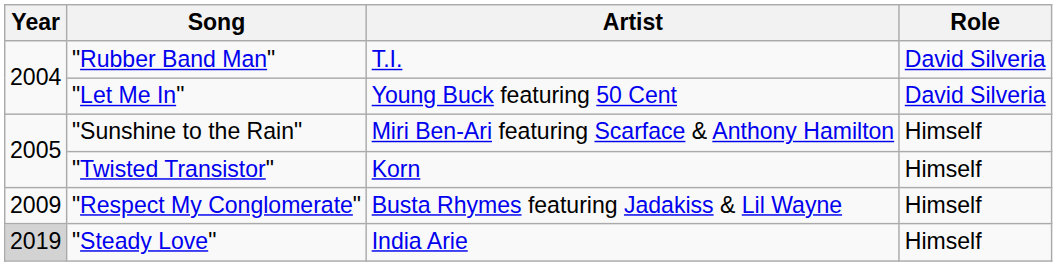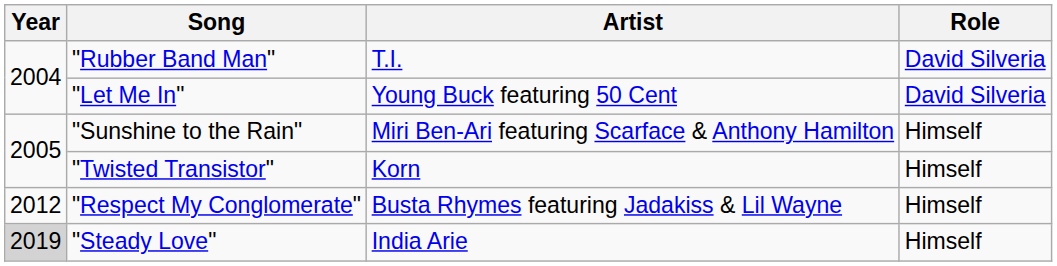(36, 205) 2009 -> (36, 205) 2012
